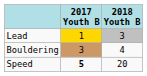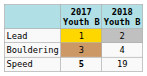(122, 36) 3 -> (122, 36) 2
(122, 64) 20 -> (122, 64) 19
